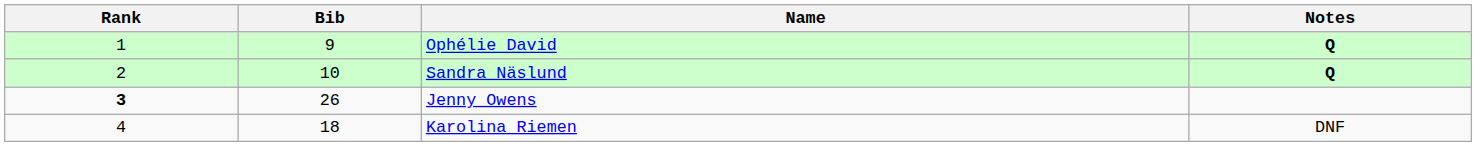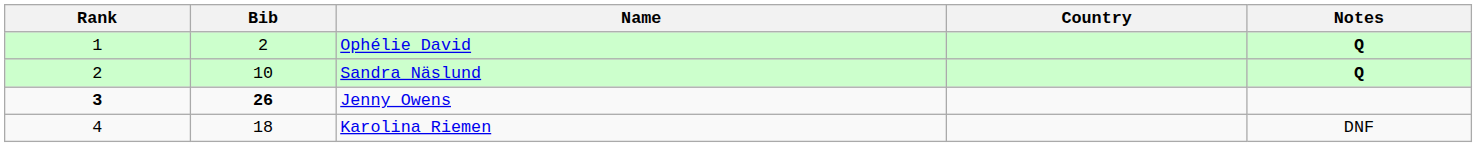+ column: (1097, 18)
(330, 46) 9 -> (263, 46) 2
(330, 100) normal -> (263, 100) bold
